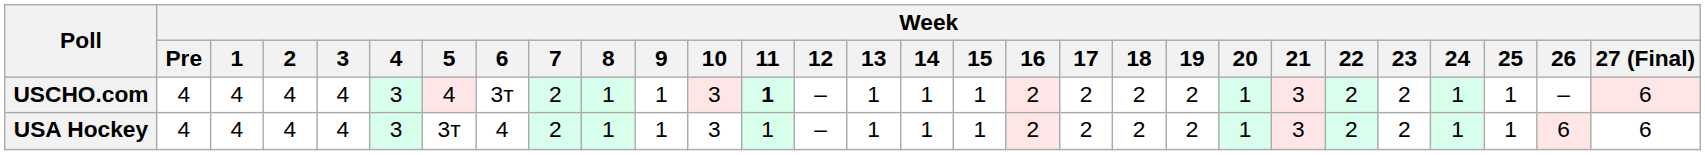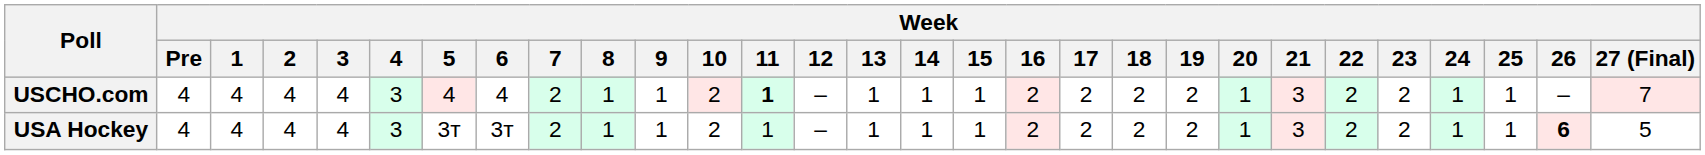(502, 94) 3т -> (502, 94) 4
(714, 94) 3 -> (714, 94) 2
(1645, 94) 6 -> (1645, 94) 7
(502, 130) 4 -> (502, 130) 3т
(714, 130) 3 -> (714, 130) 2
(1564, 130) normal -> (1564, 130) bold
(1645, 130) 6 -> (1645, 130) 5
